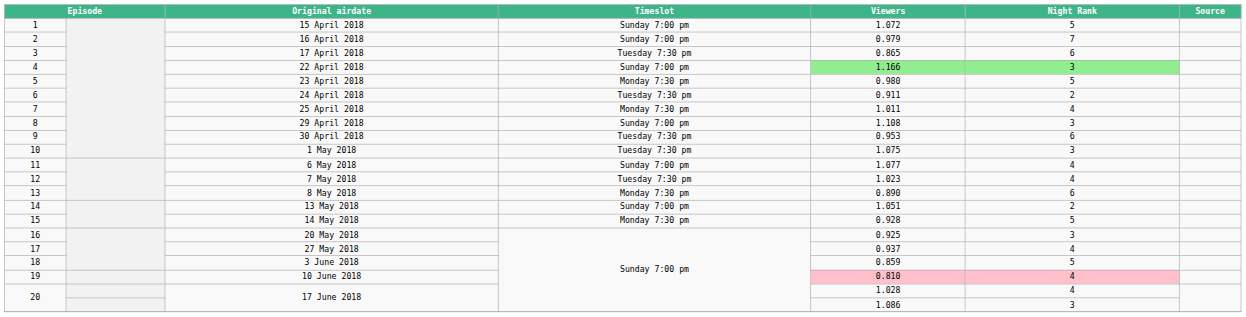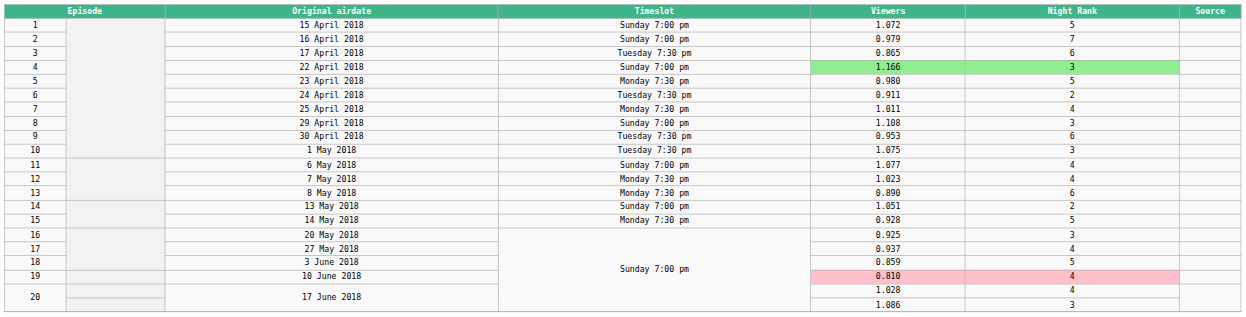(654, 179) Tuesday 7:30 pm -> (654, 179) Monday 7:30 pm
